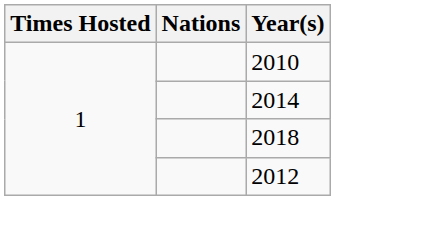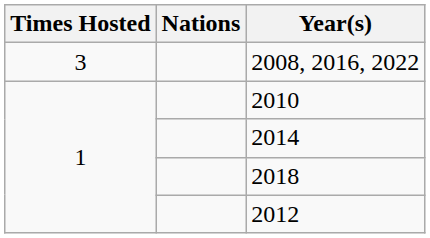+ row: (335, 61)
